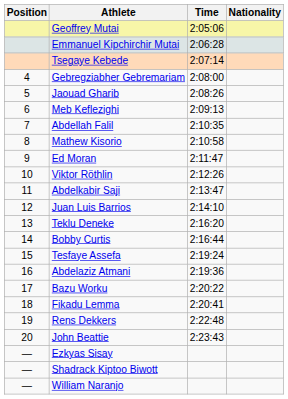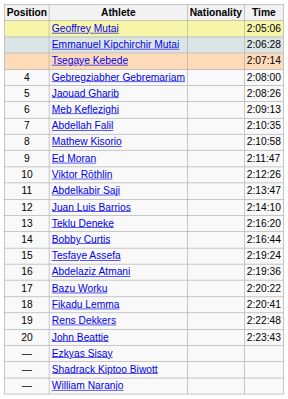columns swapped: (255, 12) <-> (207, 12)
